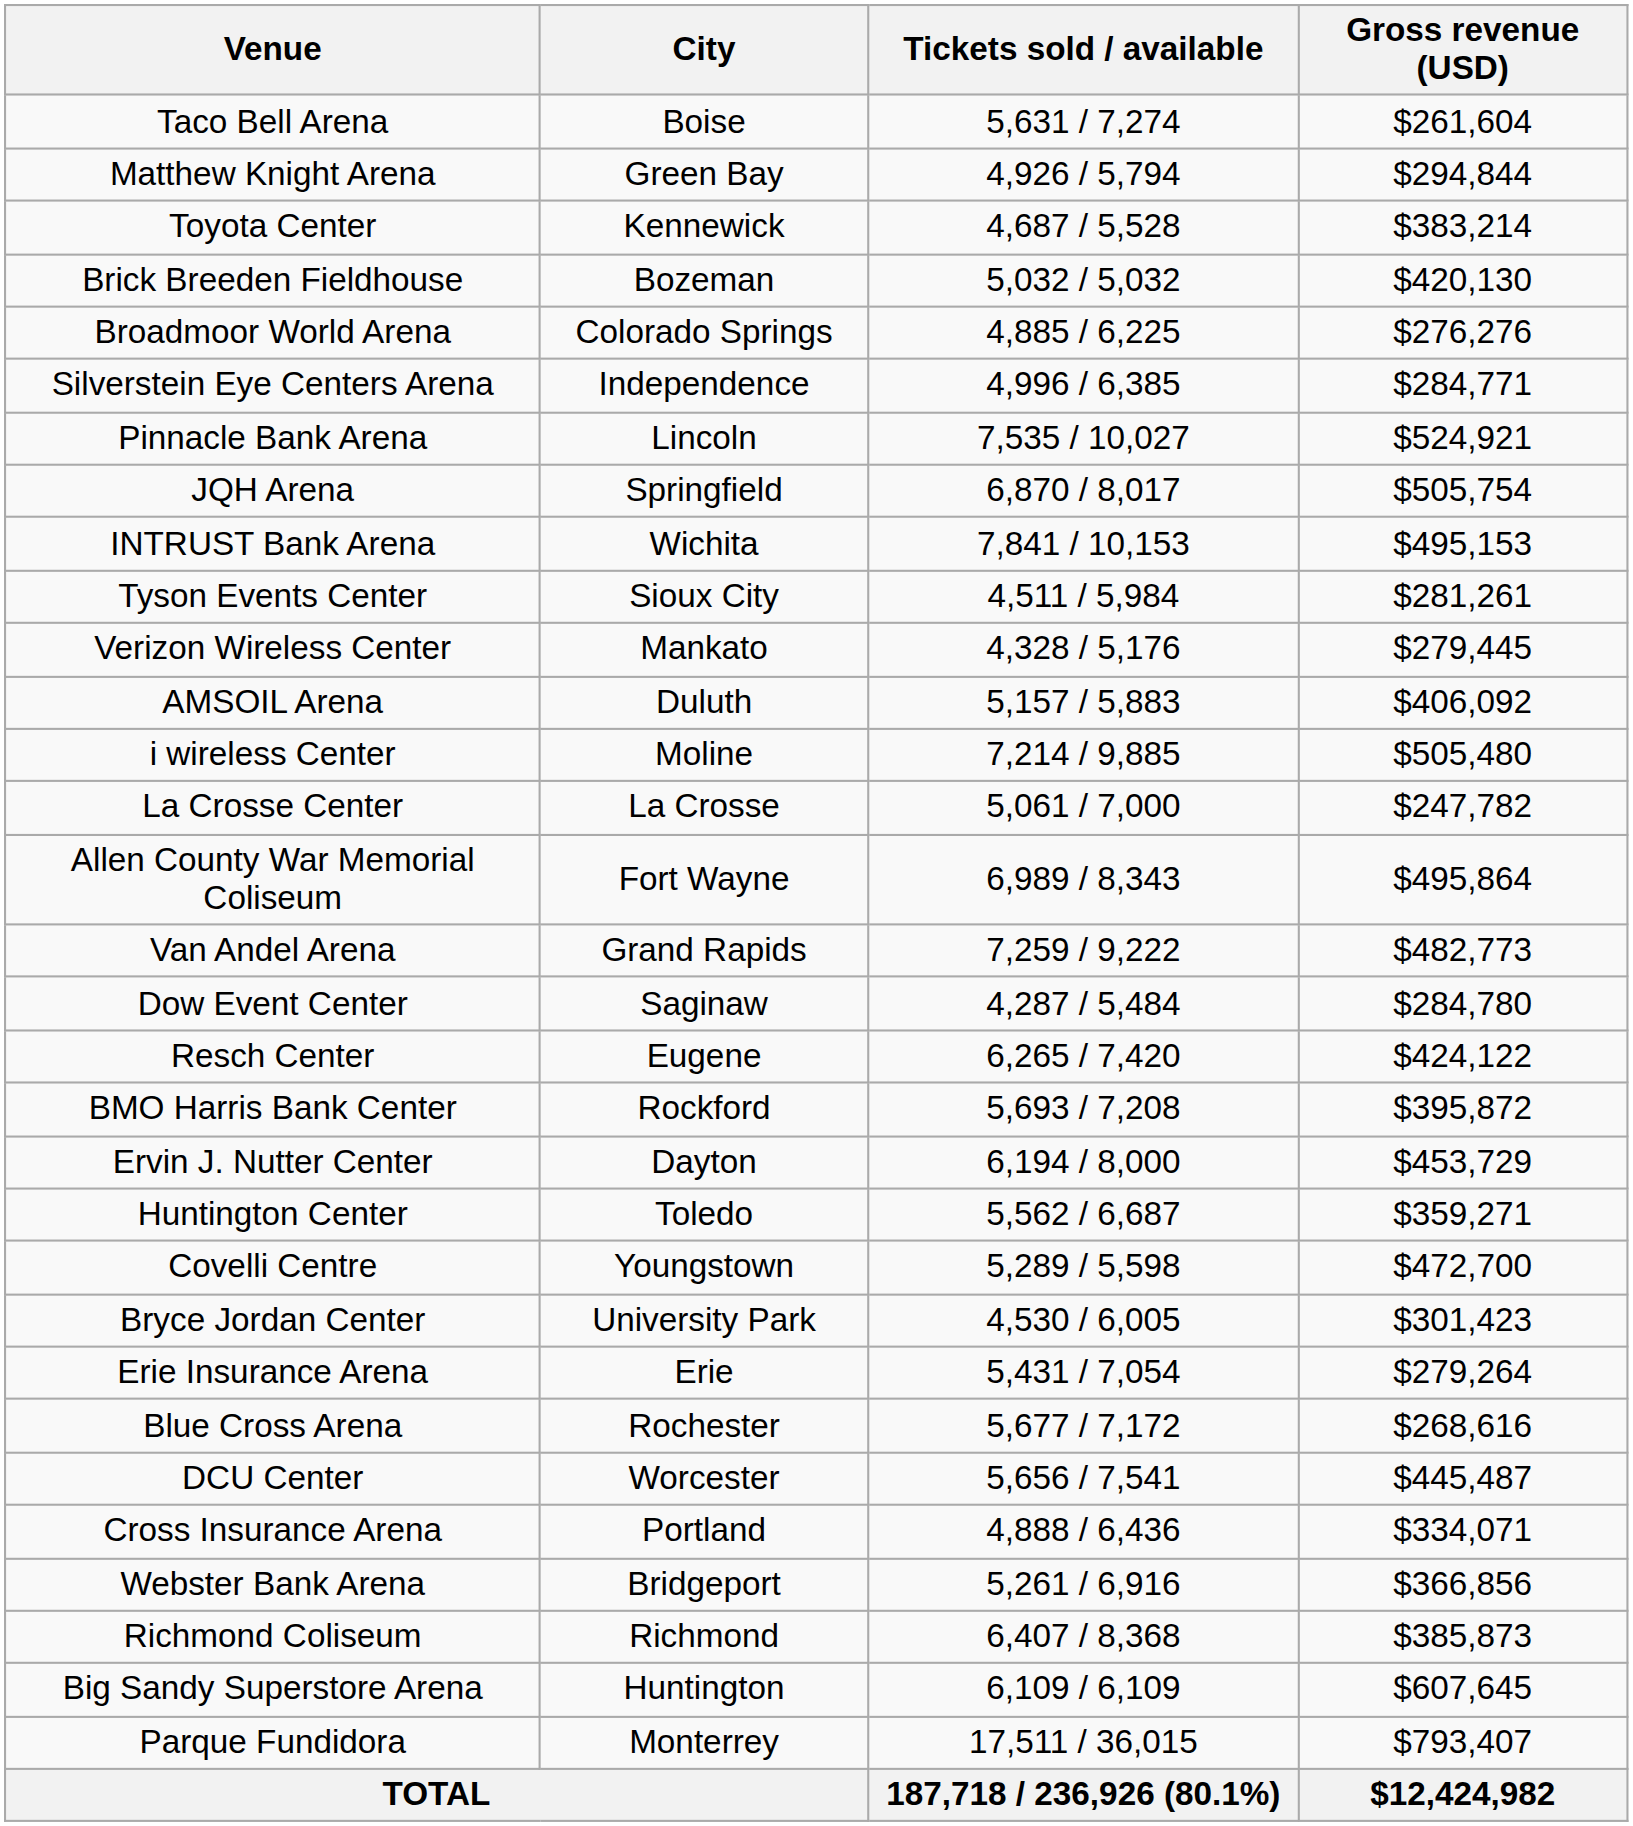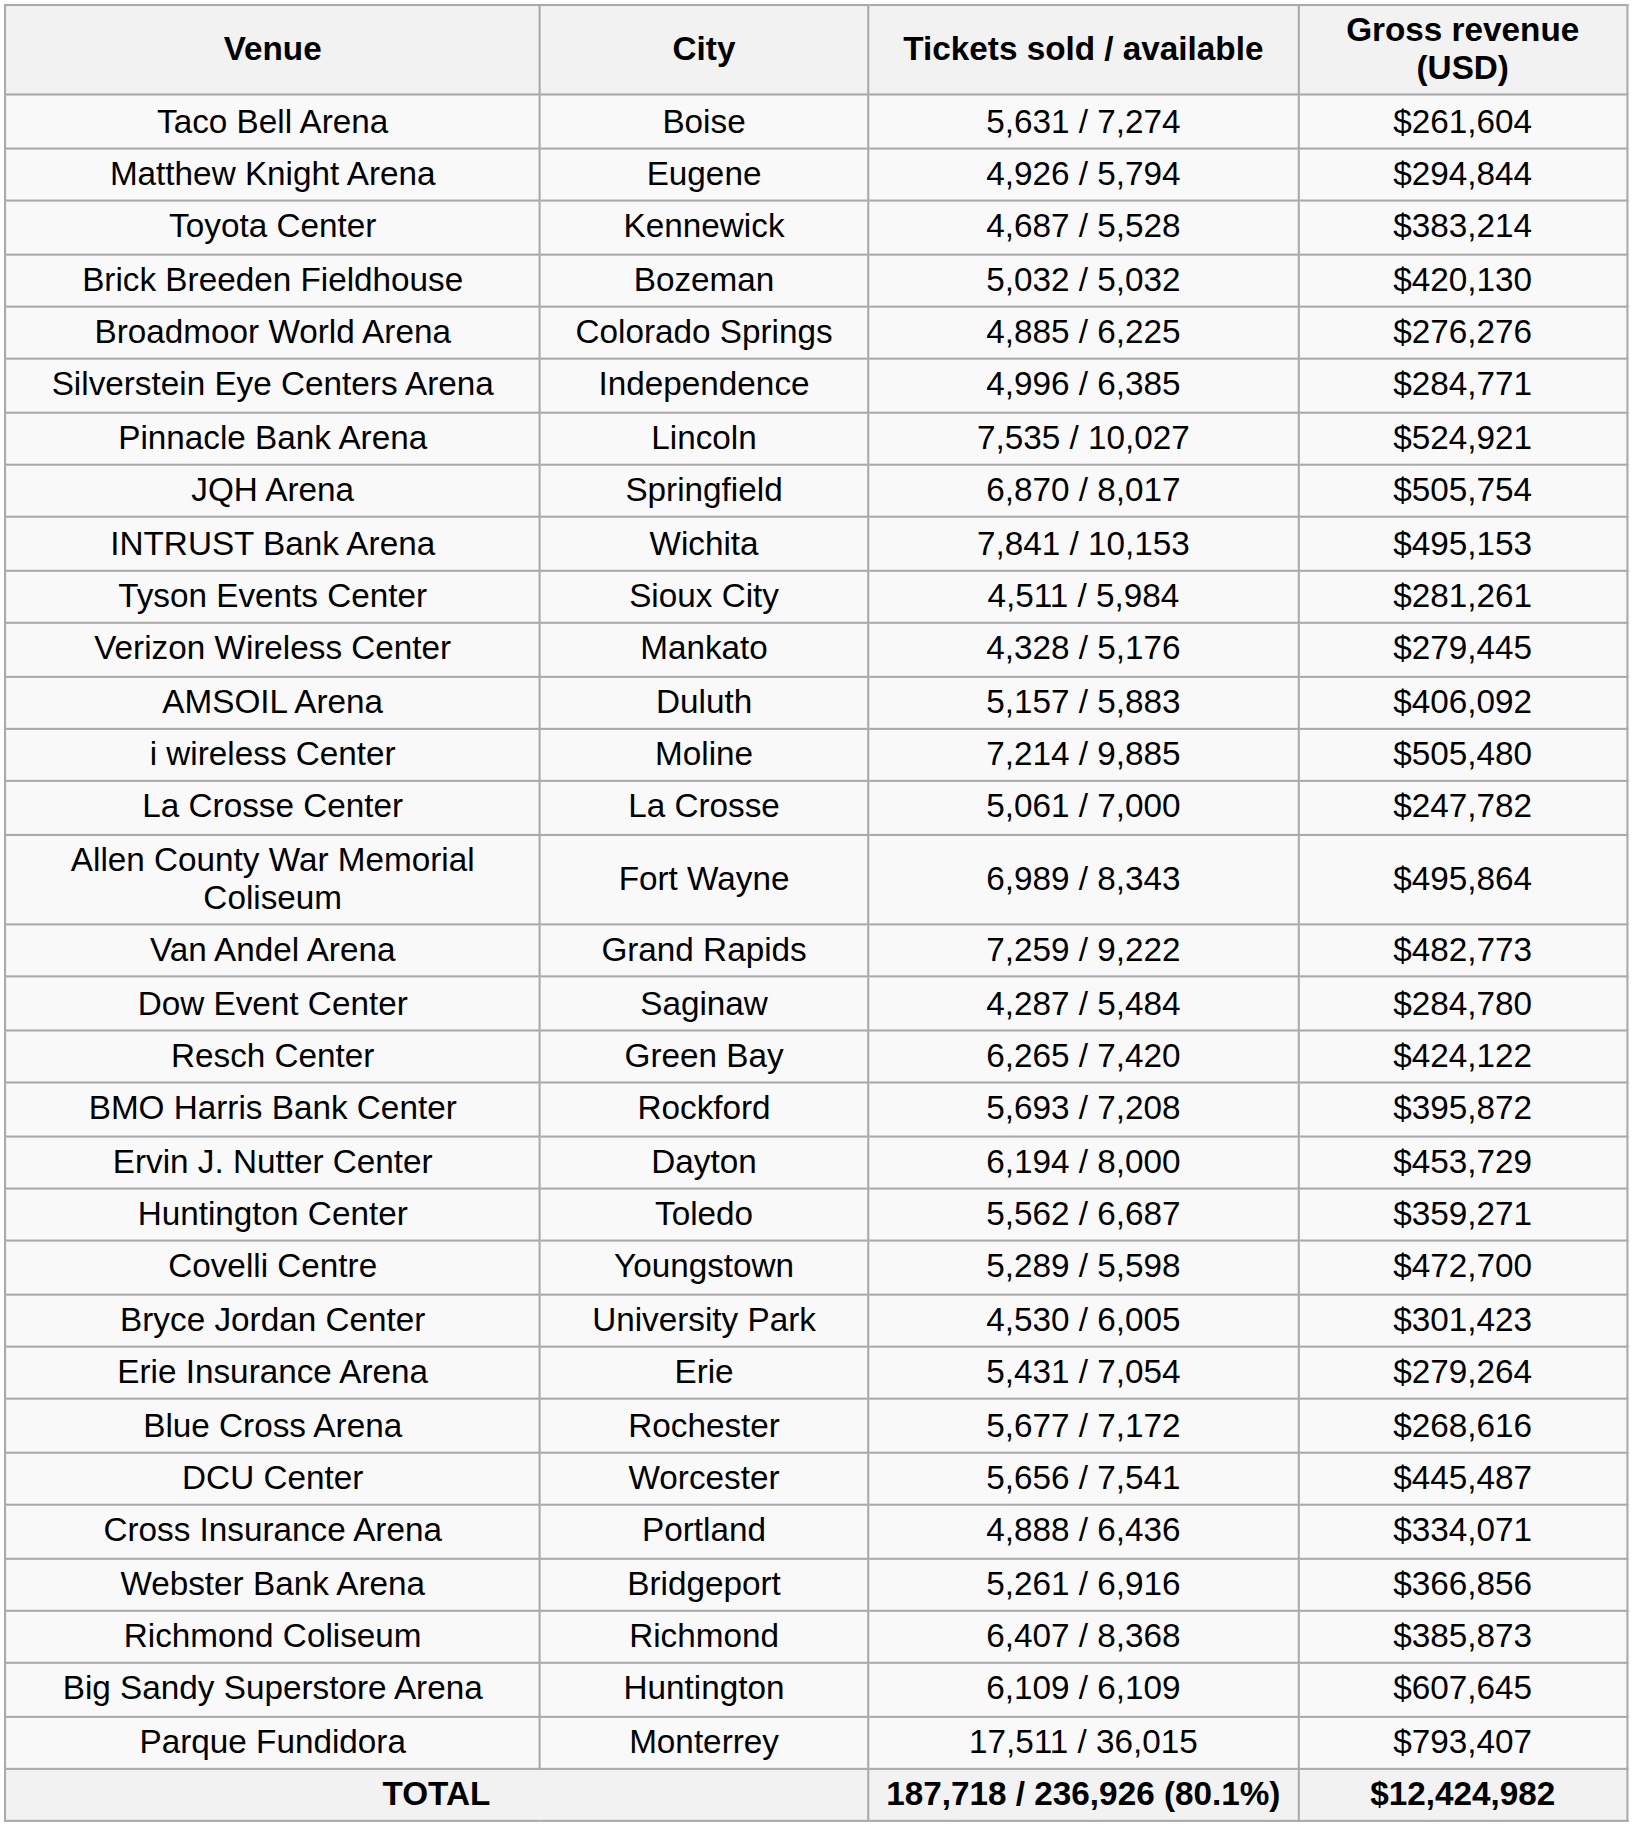(704, 173) Green Bay -> (704, 173) Eugene
(704, 1055) Eugene -> (704, 1055) Green Bay
